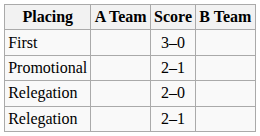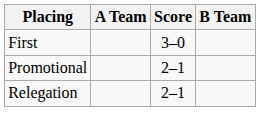- row: (43, 93)
